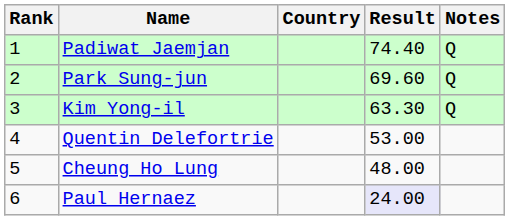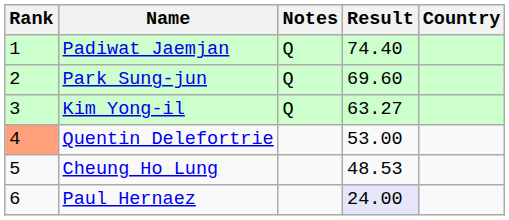columns swapped: (321, 20) <-> (473, 20)
(397, 110) 63.30 -> (375, 110) 63.27
(15, 140) no background -> (15, 140) lightsalmon background
(397, 170) 48.00 -> (375, 170) 48.53
